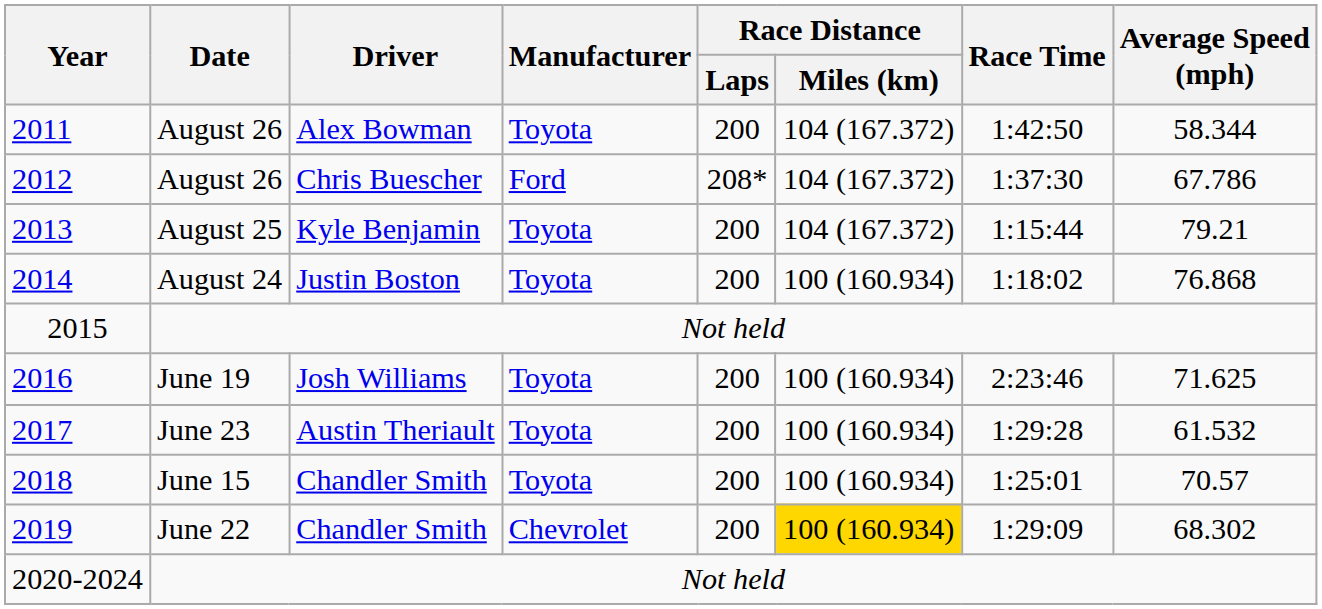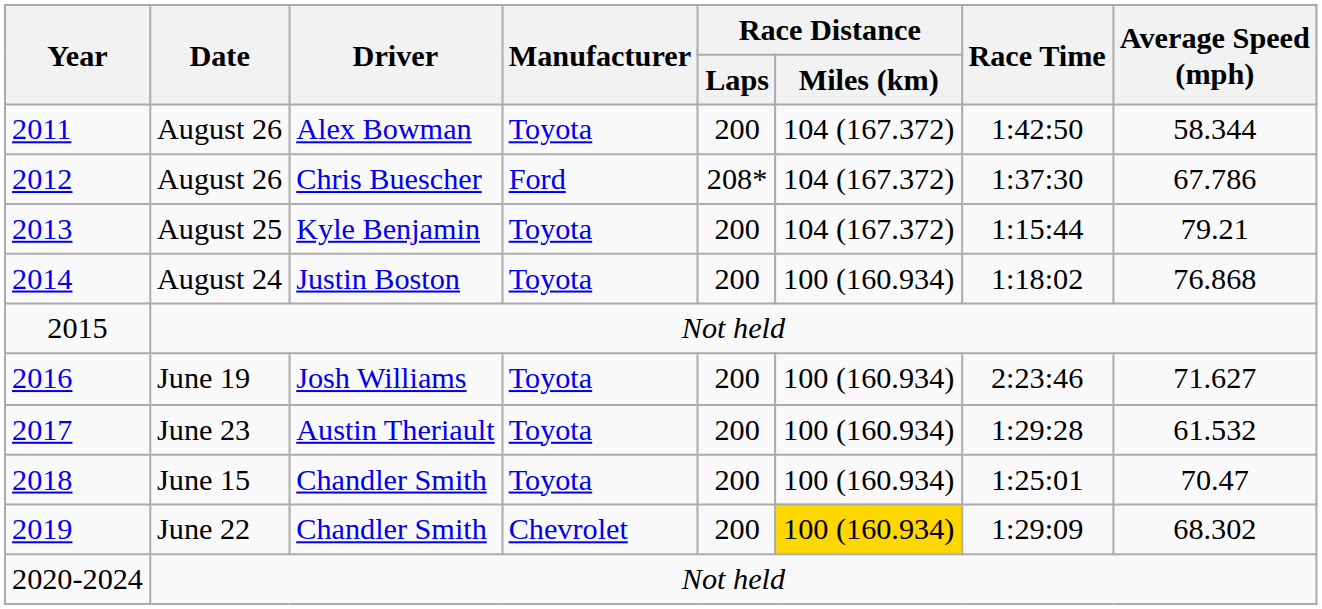(1215, 378) 71.625 -> (1215, 378) 71.627
(1215, 478) 70.57 -> (1215, 478) 70.47
